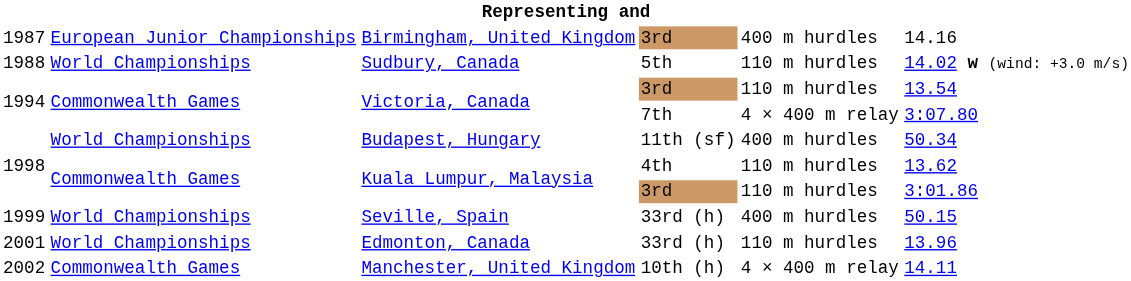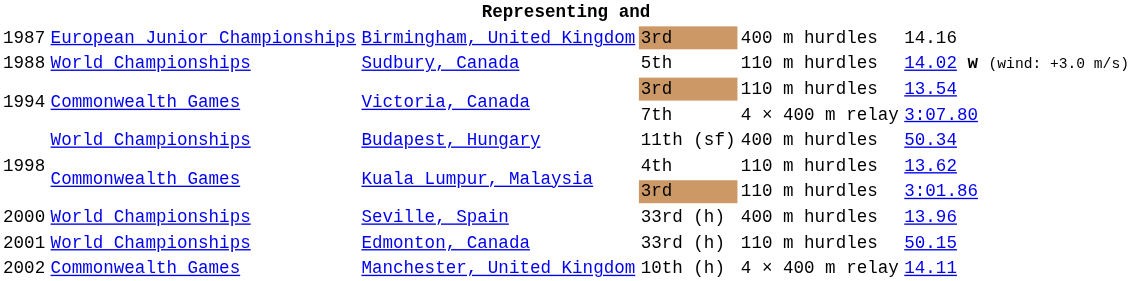(24, 217) 1999 -> (24, 217) 2000
(931, 217) 50.15 -> (931, 217) 13.96
(931, 243) 13.96 -> (931, 243) 50.15
